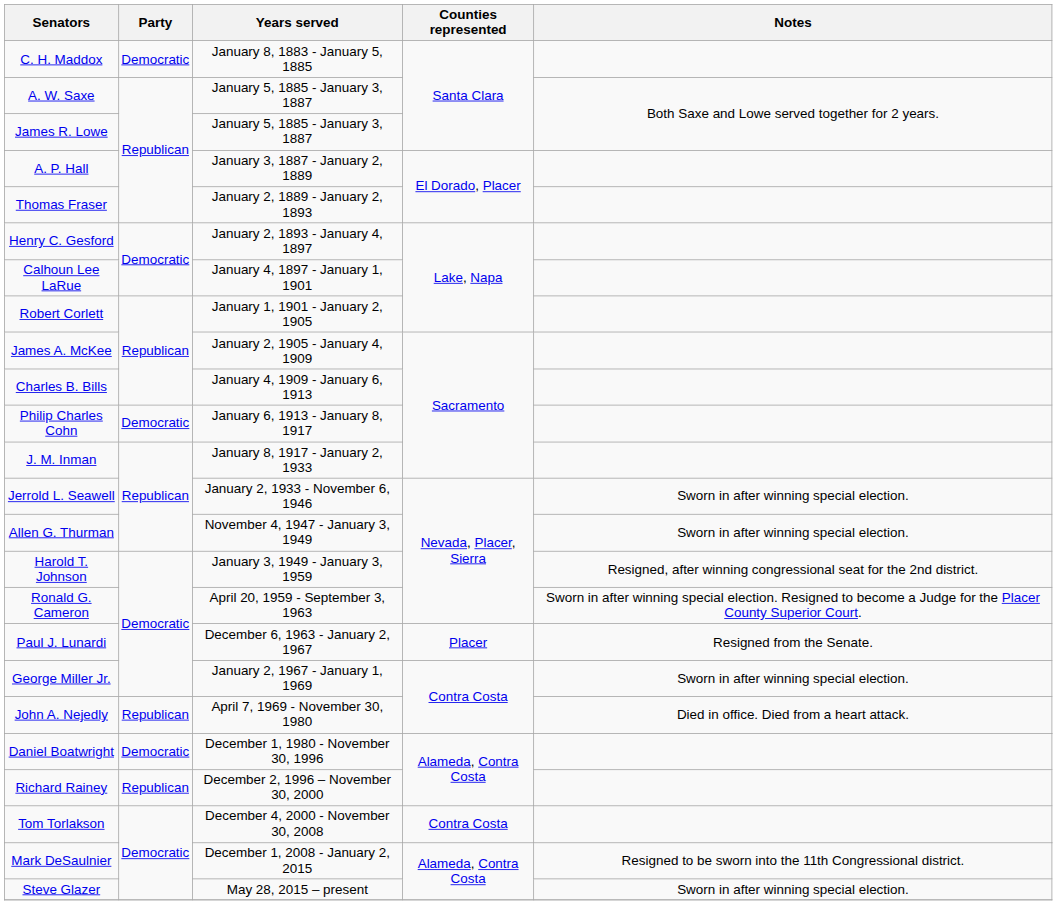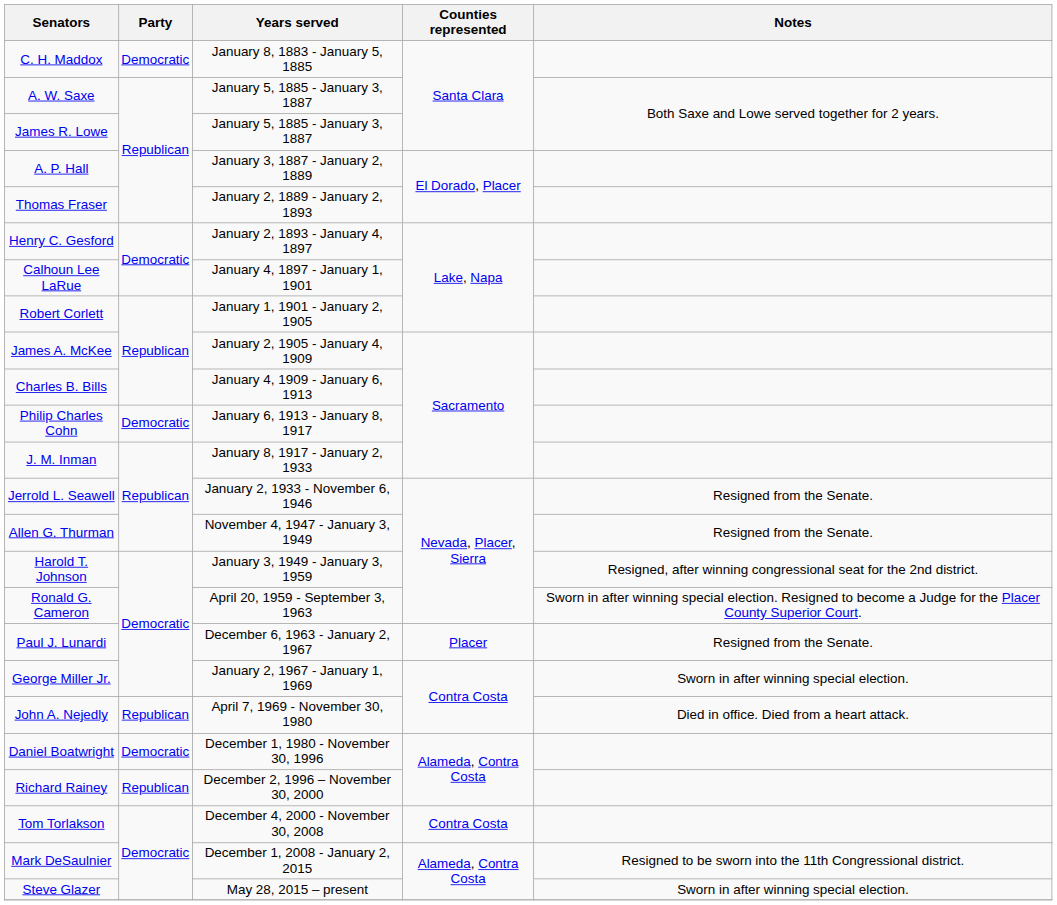(793, 496) Sworn in after winning special election. -> (793, 496) Resigned from the Senate.
(793, 532) Sworn in after winning special election. -> (793, 532) Resigned from the Senate.
